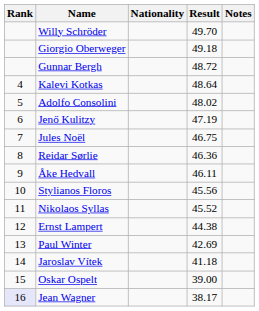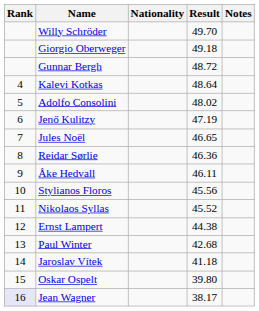(205, 137) 46.75 -> (205, 137) 46.65
(205, 244) 42.69 -> (205, 244) 42.68
(205, 279) 39.00 -> (205, 279) 39.80
